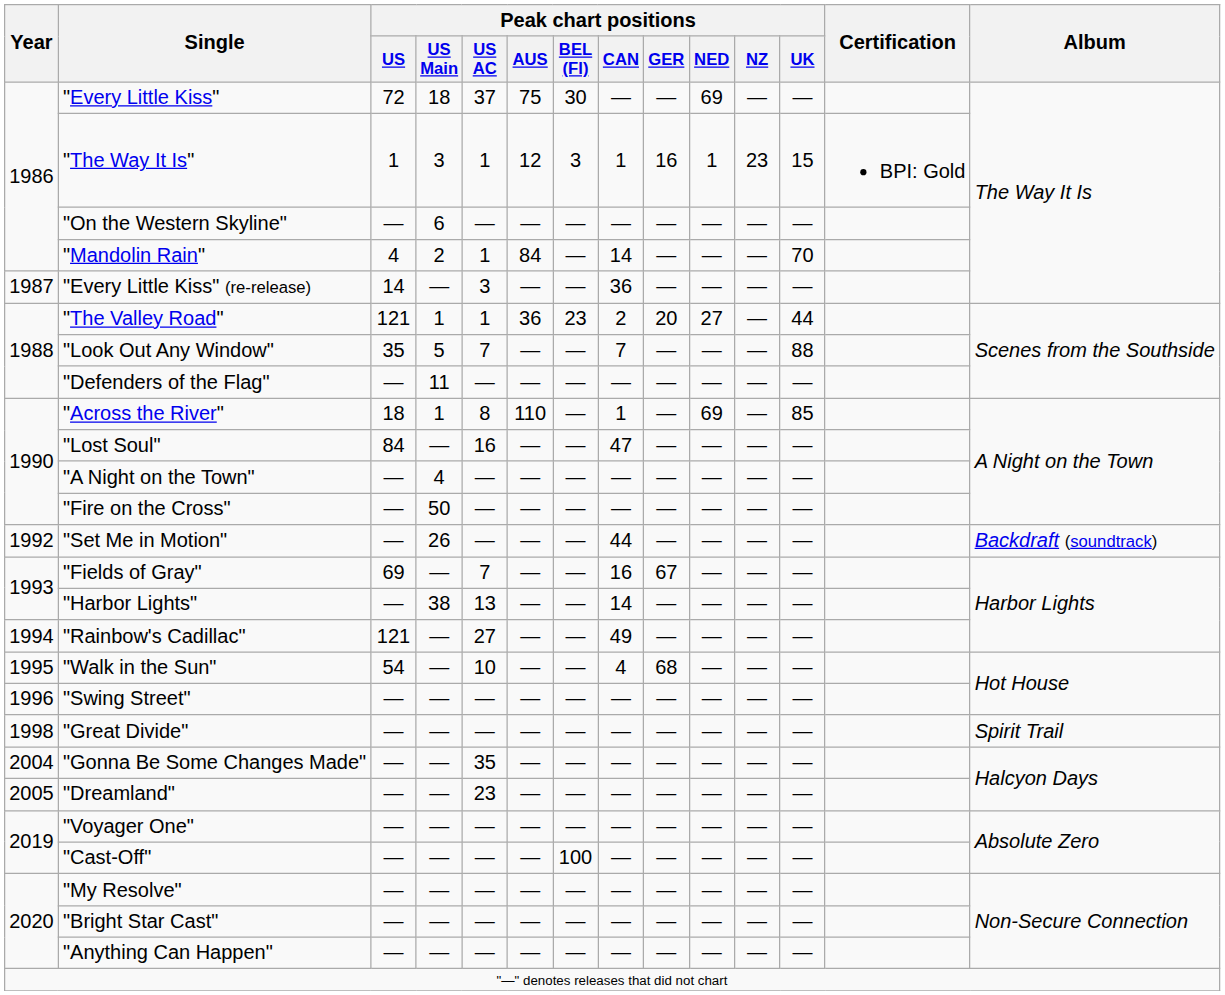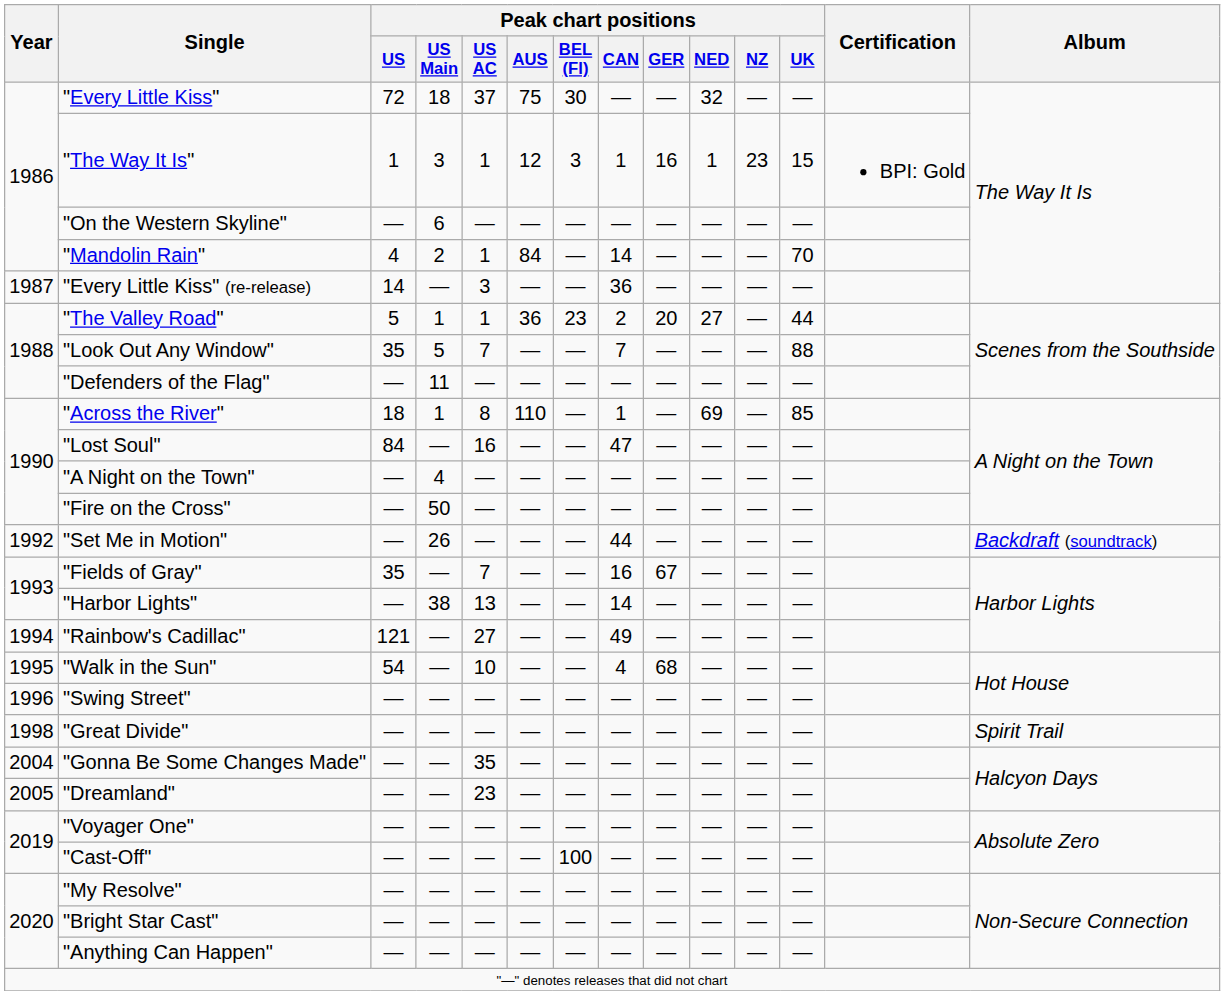(712, 97) 69 -> (712, 97) 32
(394, 318) 121 -> (394, 318) 5
(394, 572) 69 -> (394, 572) 35
